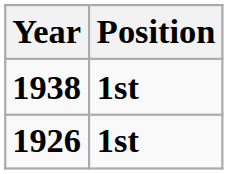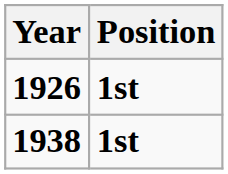rows swapped: (47, 140) <-> (47, 86)
